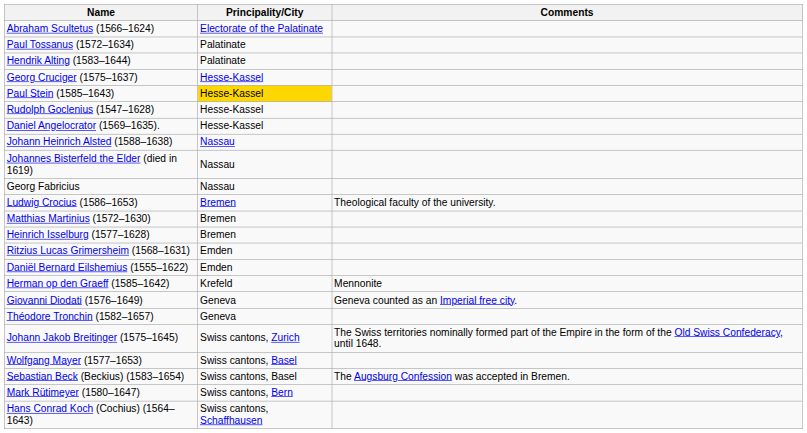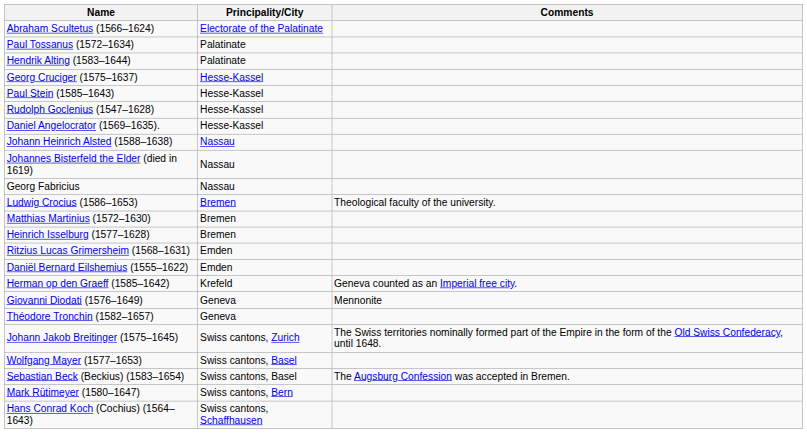(232, 93) gold background -> (232, 93) no background
(358, 283) Mennonite -> (426, 283) Geneva counted as an Imperial free city.
(426, 300) Geneva counted as an Imperial free city. -> (358, 300) Mennonite
